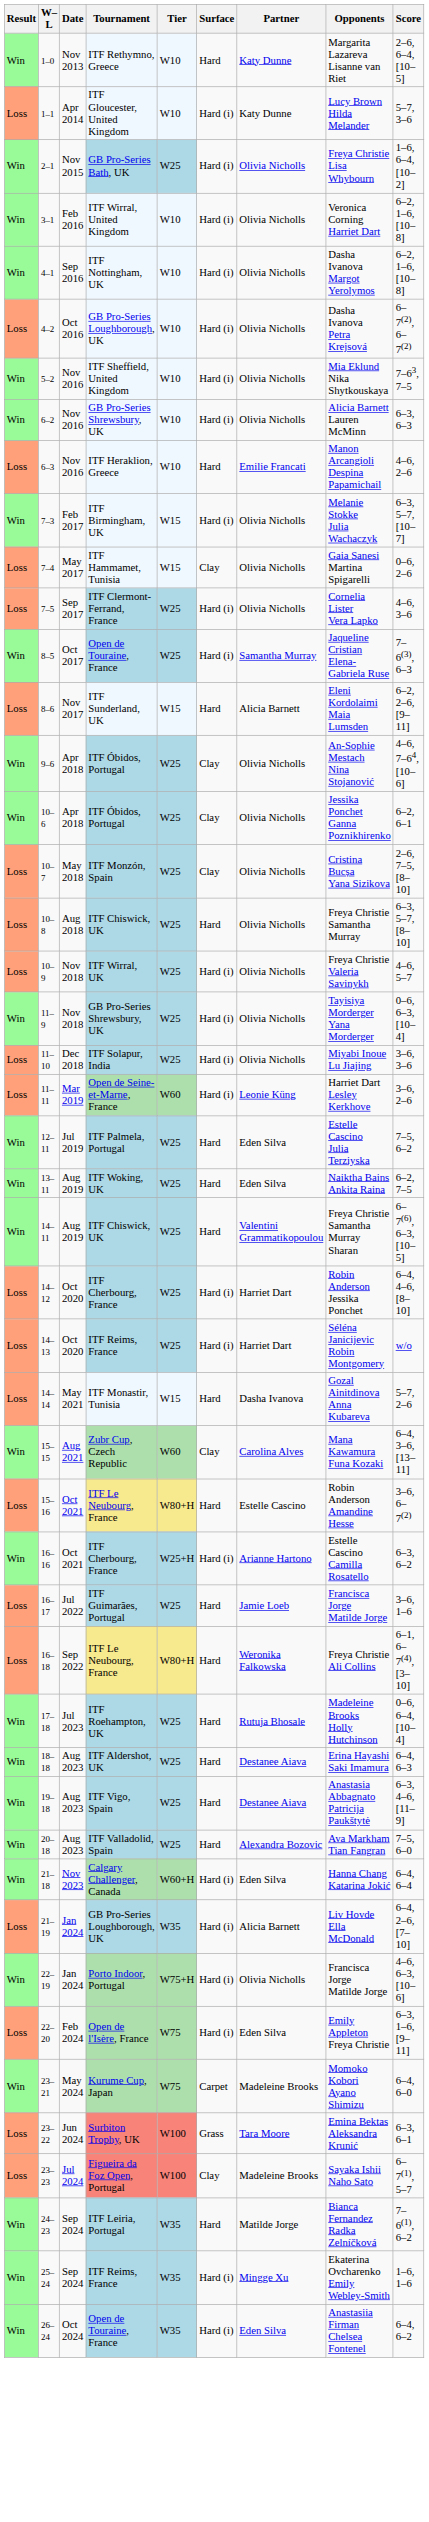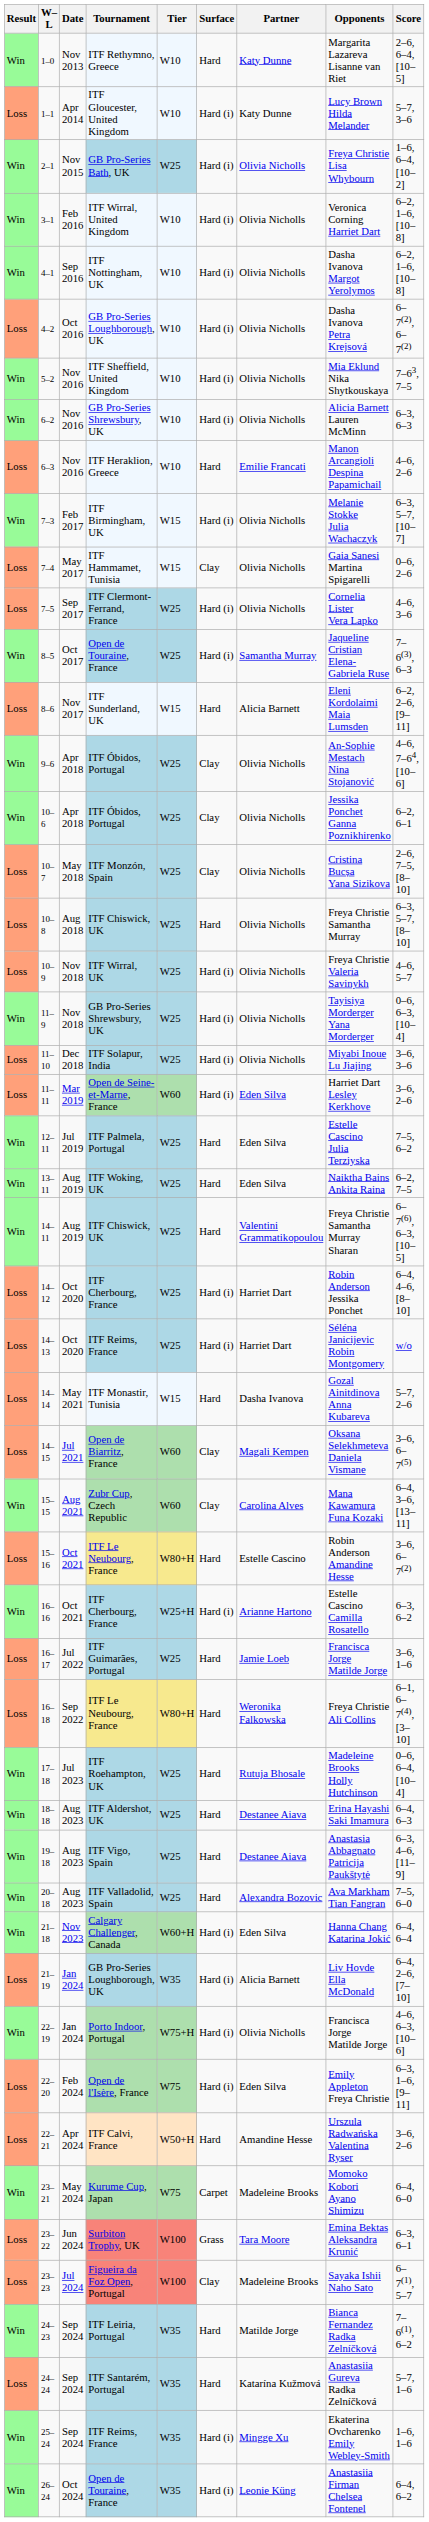(267, 1095) Leonie Küng -> (263, 1095) Eden Silva
+ row: (48, 1452)
+ row: (48, 2140)
+ row: (48, 2384)
(263, 2330) Eden Silva -> (267, 2490) Leonie Küng
